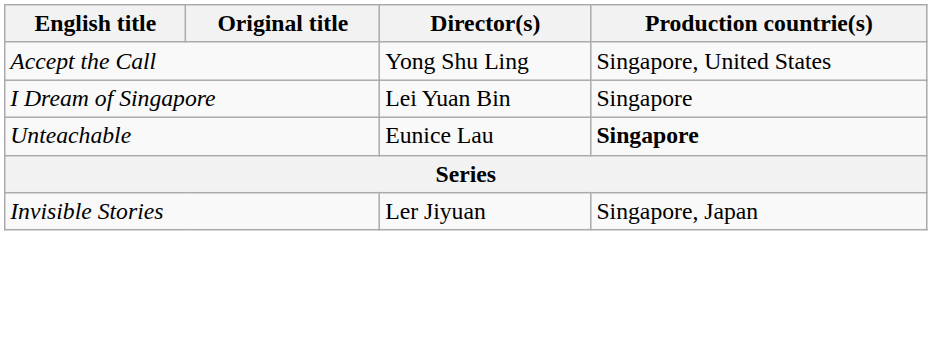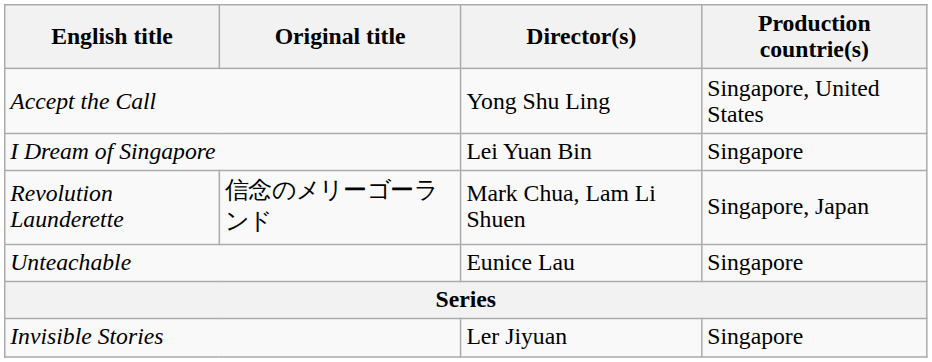+ row: (67, 206)
(648, 135) bold -> (755, 262) normal
(677, 211) Singapore, Japan -> (755, 337) Singapore
